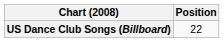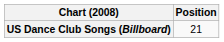(196, 29) 22 -> (196, 29) 21
